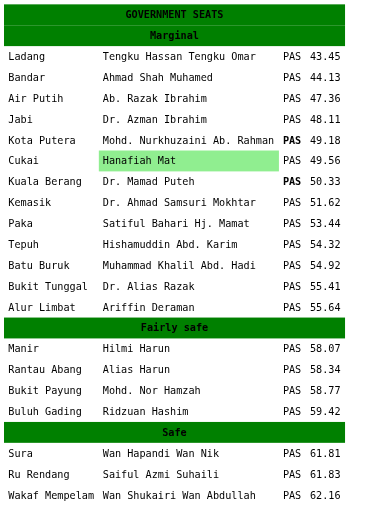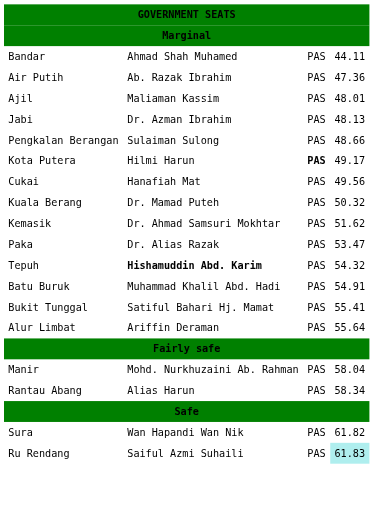- row: (27, 56)
(325, 77) 44.13 -> (350, 56) 44.11
+ row: (21, 98)
(325, 119) 48.11 -> (350, 119) 48.13
+ row: (63, 140)
(188, 140) Mohd. Nurkhuzaini Ab. Rahman -> (161, 161) Hilmi Harun
(325, 140) 49.18 -> (350, 161) 49.17
(139, 161) lightgreen background -> (164, 182) no background
(292, 182) bold -> (317, 202) normal
(325, 182) 50.33 -> (350, 202) 50.32
(176, 223) Satiful Bahari Hj. Mamat -> (173, 244) Dr. Alias Razak
(325, 223) 53.44 -> (350, 244) 53.47
(170, 244) normal -> (195, 265) bold
(325, 265) 54.92 -> (350, 286) 54.91
(149, 286) Dr. Alias Razak -> (201, 307) Satiful Bahari Hj. Mamat
(136, 349) Hilmi Harun -> (213, 369) Mohd. Nurkhuzaini Ab. Rahman
(325, 349) 58.07 -> (350, 369) 58.04
- row: (45, 390)
- row: (45, 411)
(325, 453) 61.81 -> (350, 432) 61.82
(325, 474) no background -> (350, 453) paleturquoise background
- row: (51, 495)
